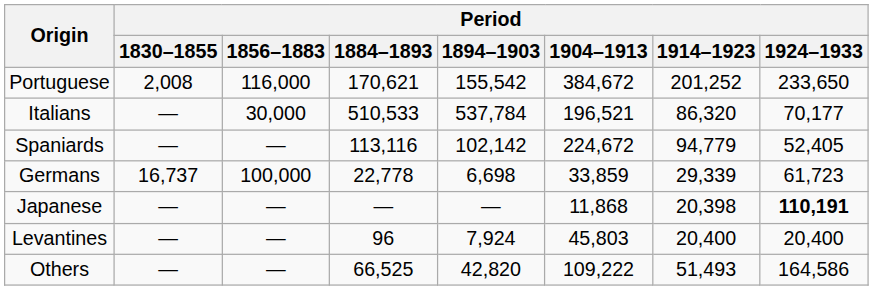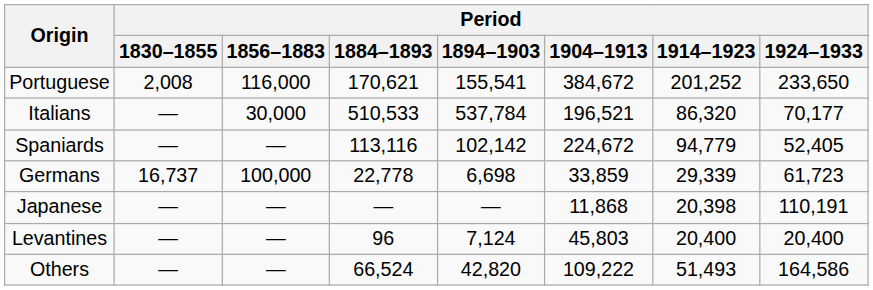(491, 82) 155,542 -> (491, 82) 155,541
(814, 207) bold -> (814, 207) normal
(491, 238) 7,924 -> (491, 238) 7,124
(383, 269) 66,525 -> (383, 269) 66,524
